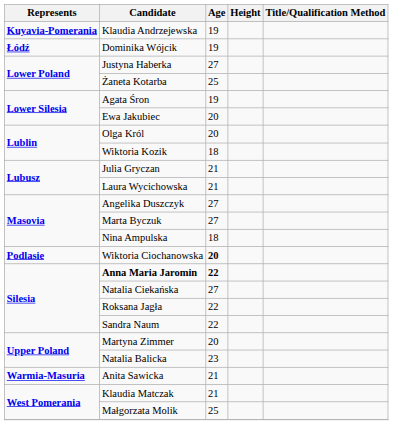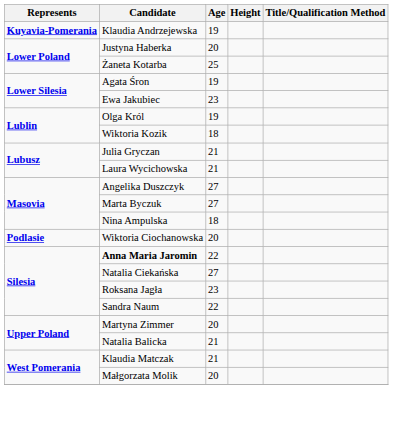- row: (139, 47)
(213, 65) 27 -> (213, 47) 20
(213, 117) 20 -> (213, 99) 23
(213, 134) 20 -> (213, 117) 19
(213, 255) bold -> (213, 238) normal
(213, 272) bold -> (213, 255) normal
(213, 307) 22 -> (213, 290) 23
(213, 359) 23 -> (213, 341) 21
- row: (133, 376)
(213, 411) 25 -> (213, 376) 20
